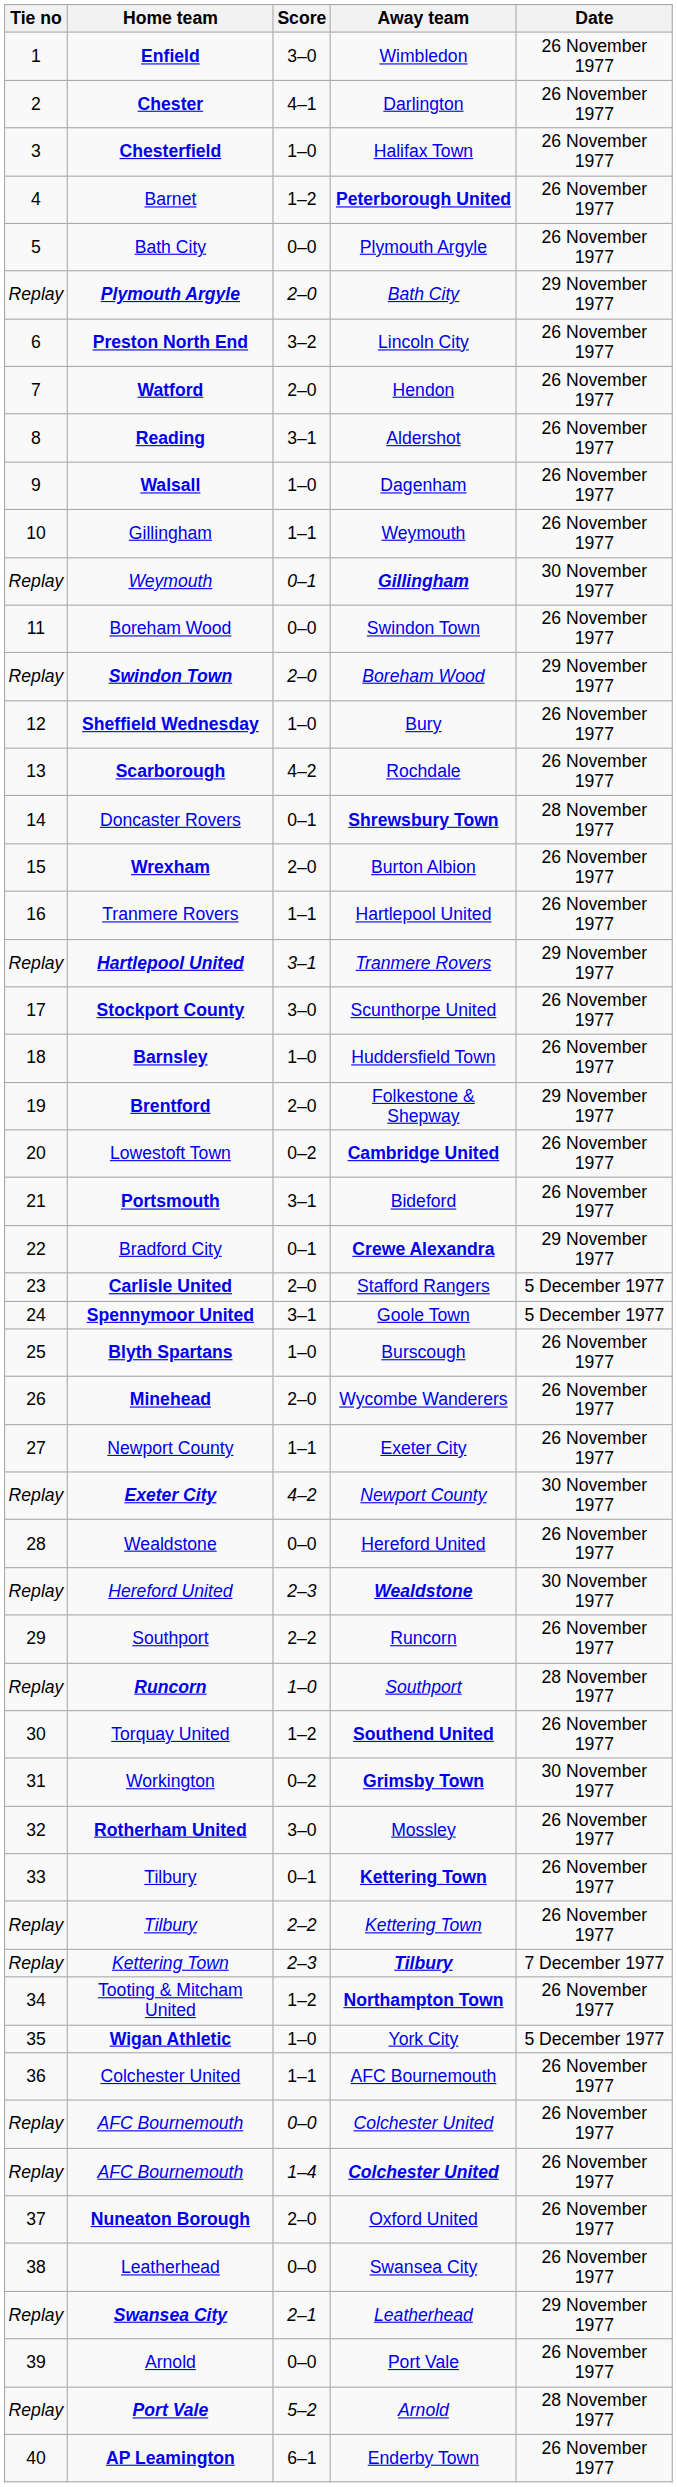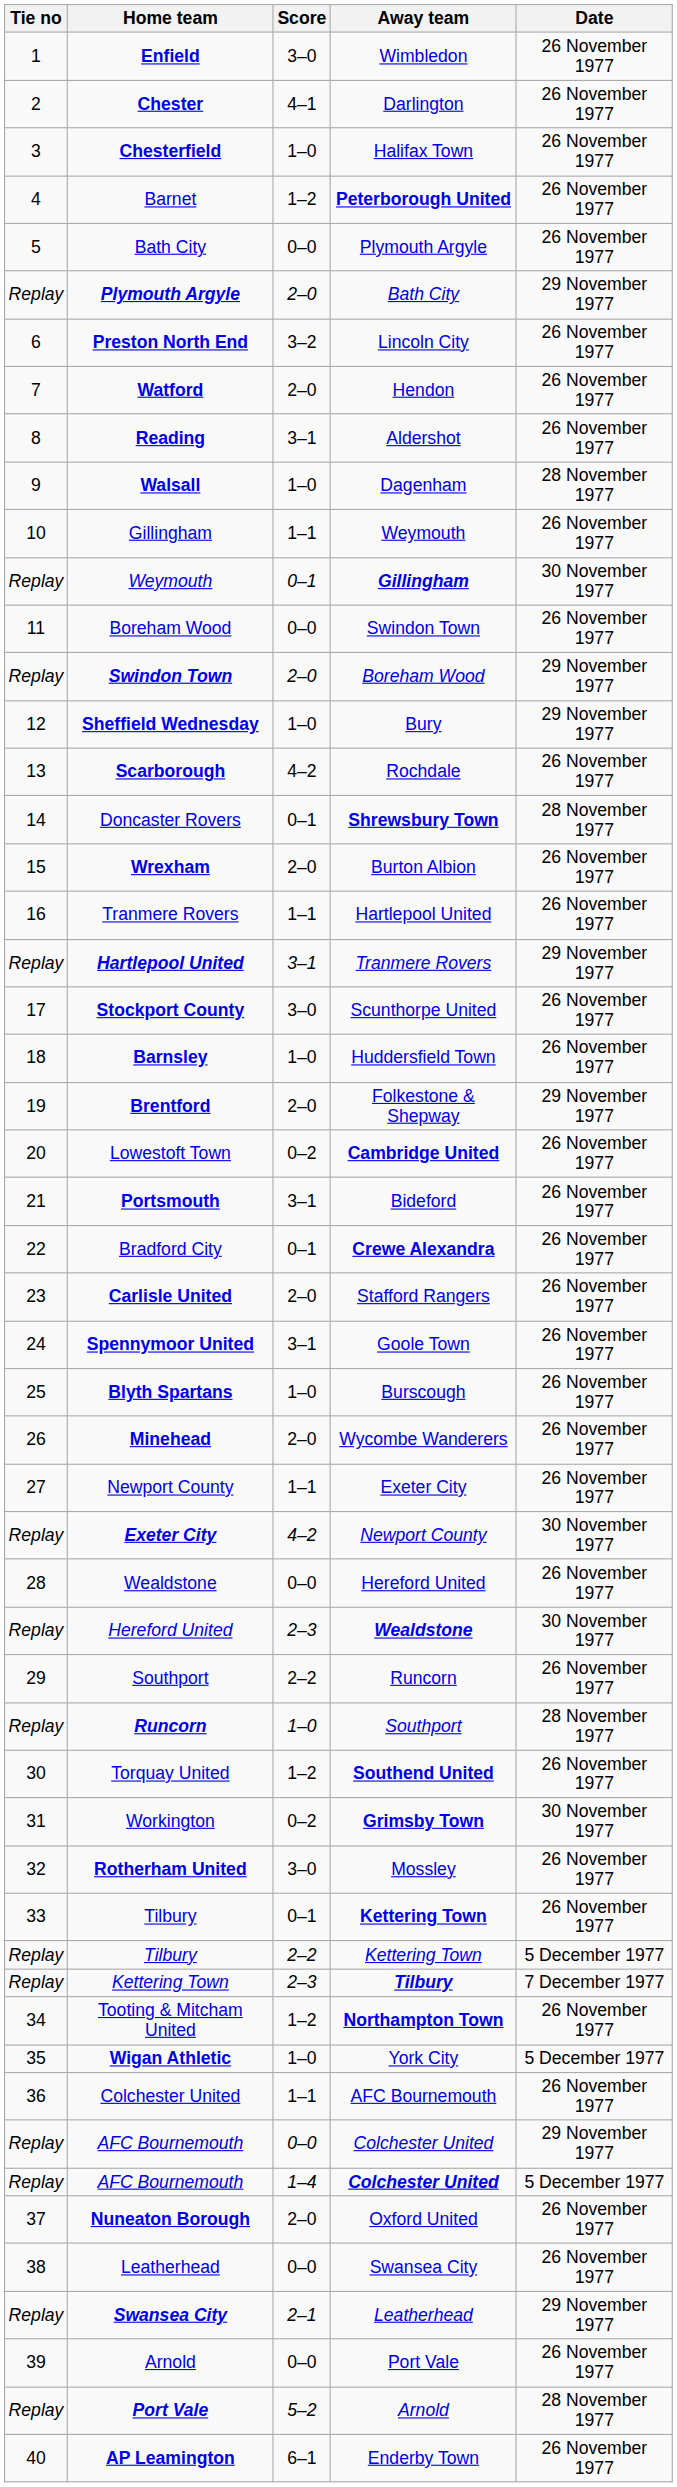(594, 485) 26 November 1977 -> (594, 485) 28 November 1977
(594, 724) 26 November 1977 -> (594, 724) 29 November 1977
(594, 1249) 29 November 1977 -> (594, 1249) 26 November 1977
(594, 1286) 5 December 1977 -> (594, 1296) 26 November 1977
(594, 1314) 5 December 1977 -> (594, 1344) 26 November 1977
(594, 1925) 26 November 1977 -> (594, 1954) 5 December 1977
(594, 2124) 26 November 1977 -> (594, 2143) 29 November 1977
(594, 2171) 26 November 1977 -> (594, 2181) 5 December 1977
